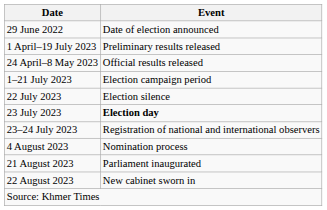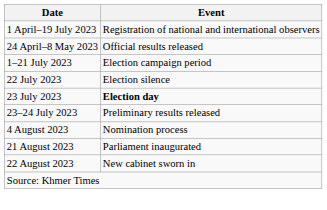- row: (35, 29)
(162, 46) Preliminary results released -> (211, 29) Registration of national and international observers
(211, 130) Registration of national and international observers -> (162, 113) Preliminary results released
